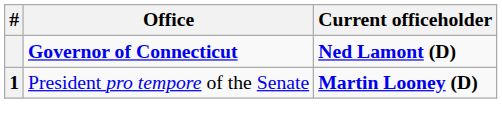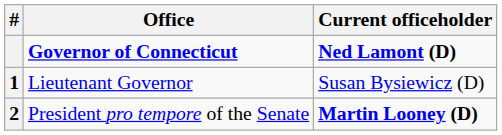+ row: (110, 82)
(14, 82) 1 -> (14, 113) 2
